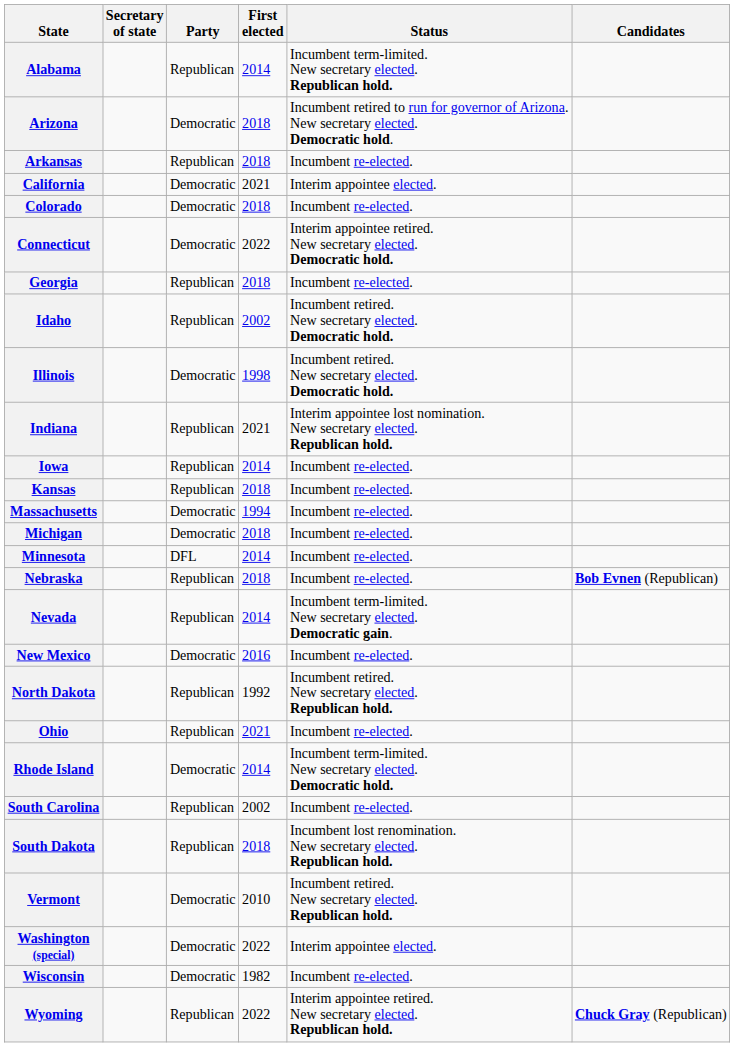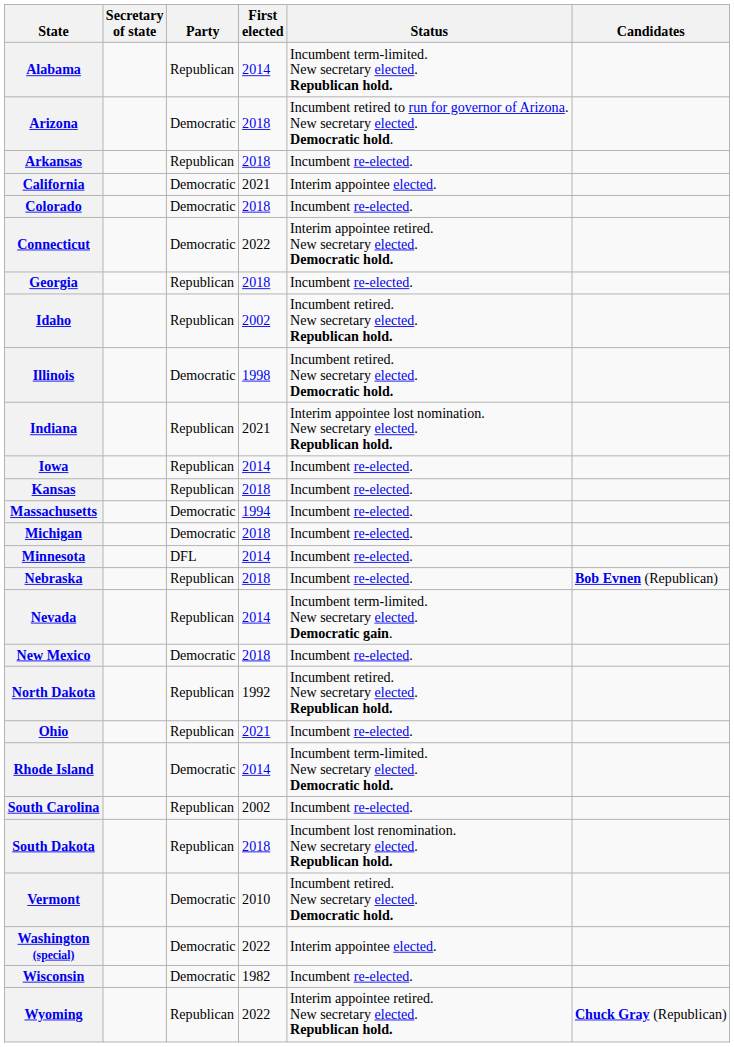(354, 321) Incumbent retired. New secretary elected. Democratic hold. -> (354, 321) Incumbent retired. New secretary elected. Republican hold.
(256, 655) 2016 -> (256, 655) 2018
(354, 900) Incumbent retired. New secretary elected. Republican hold. -> (354, 900) Incumbent retired. New secretary elected. Democratic hold.
